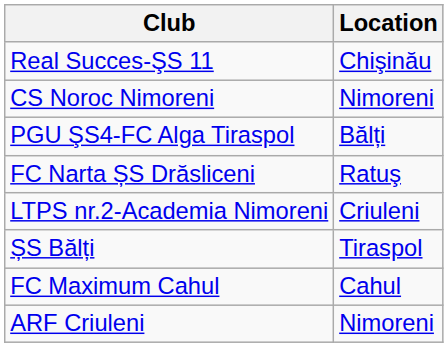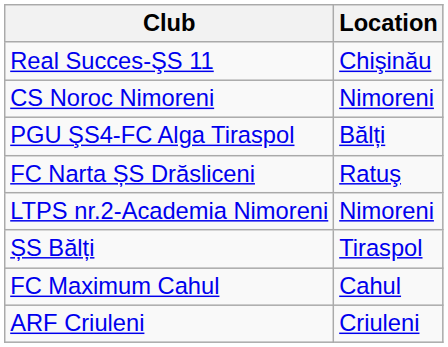(379, 211) Criuleni -> (387, 211) Nimoreni
(387, 323) Nimoreni -> (379, 323) Criuleni
